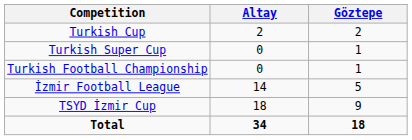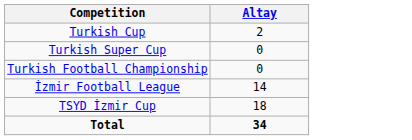- column: (358, 14)
